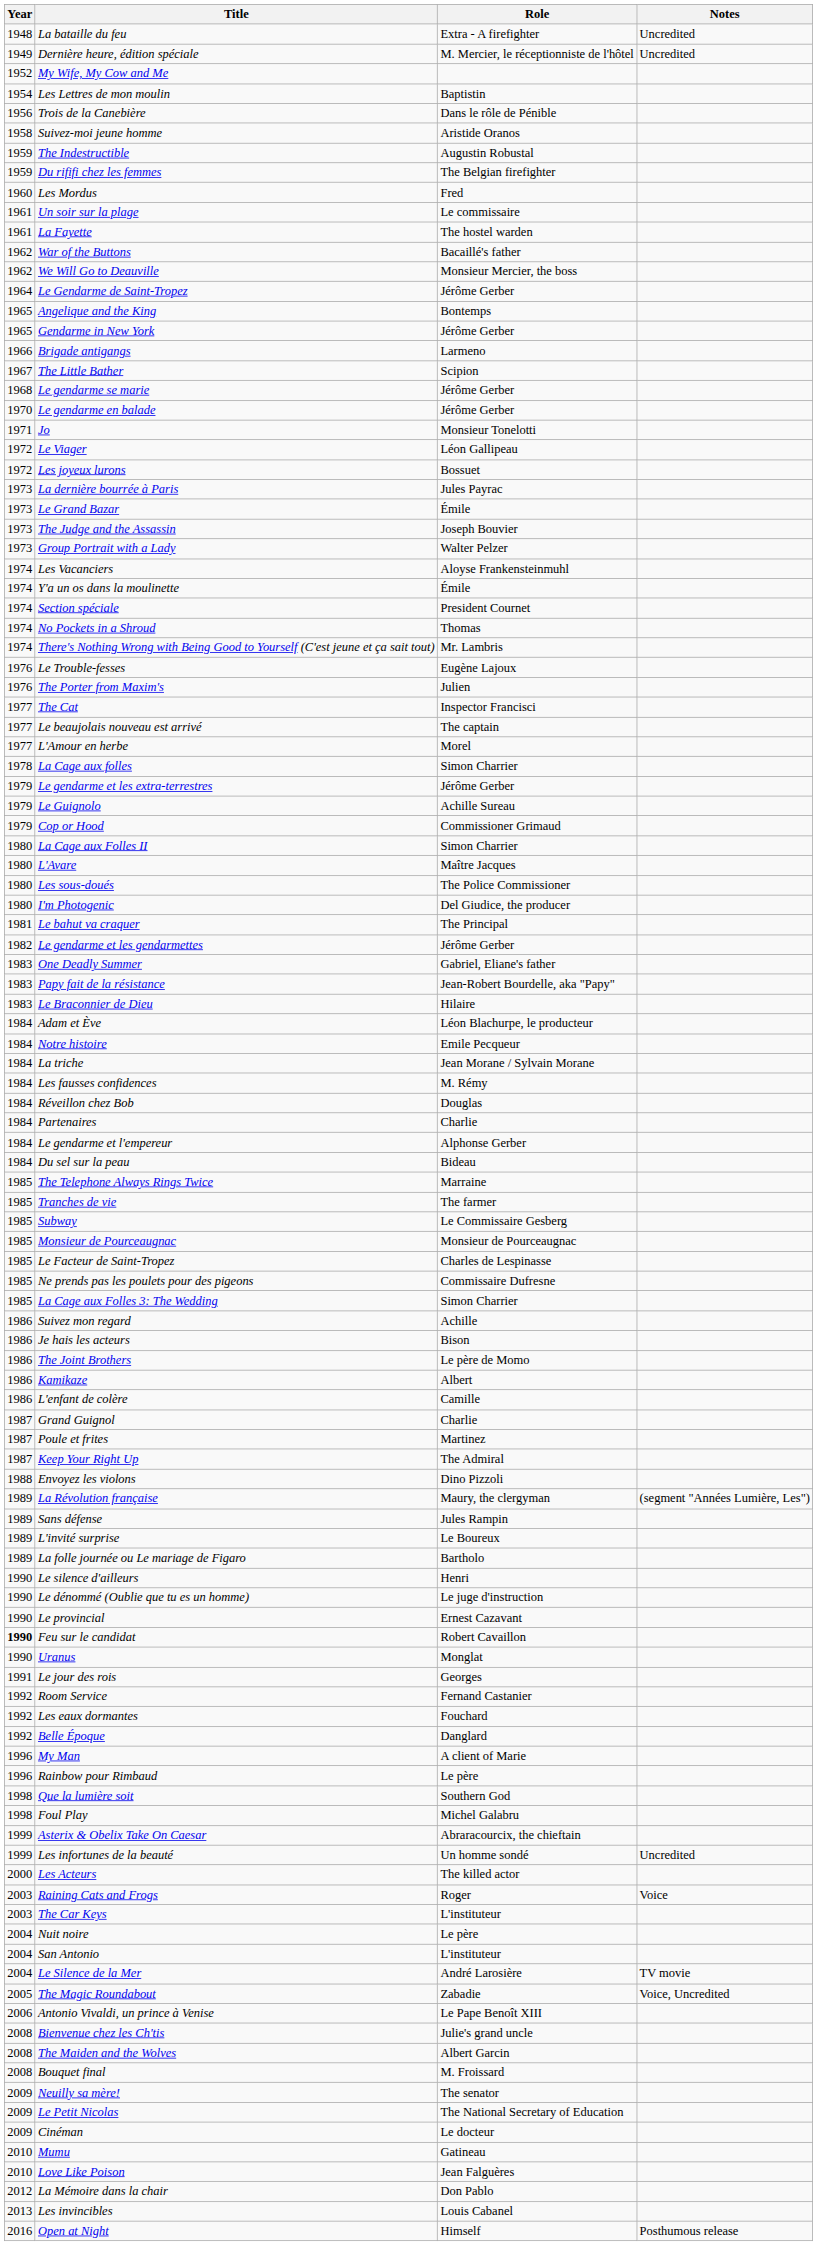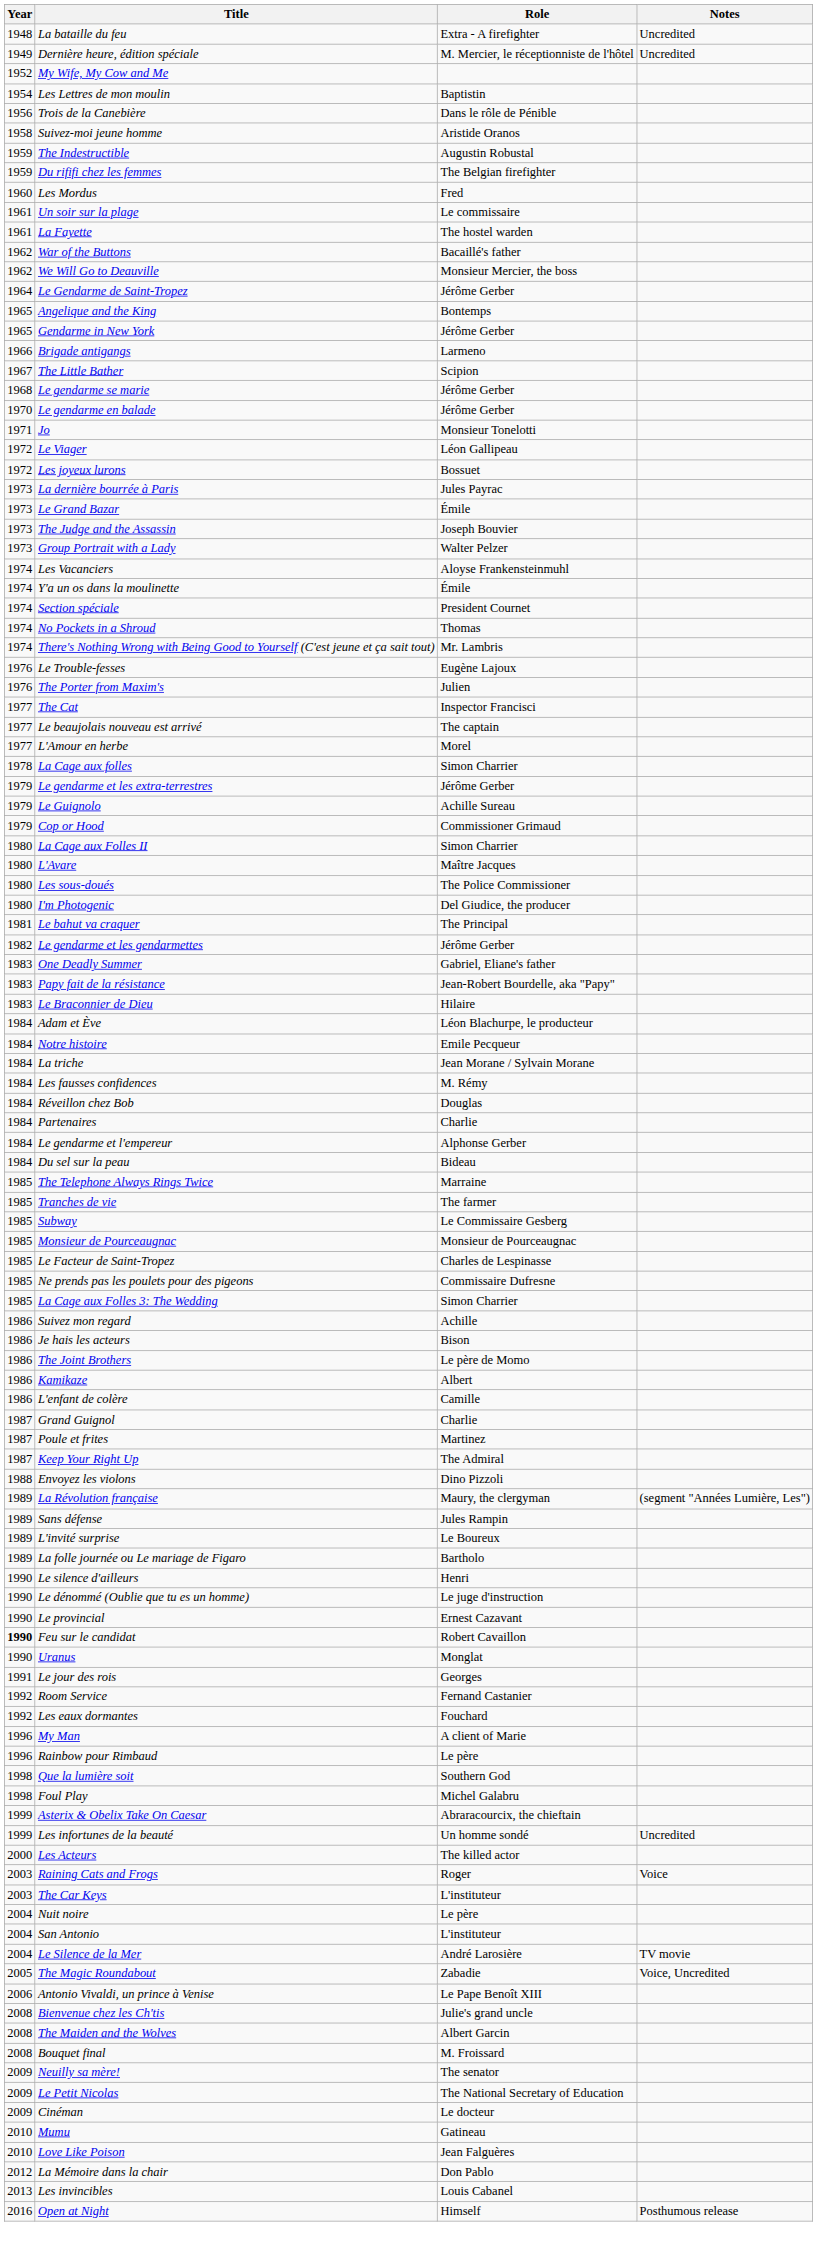- row: (71, 1736)
